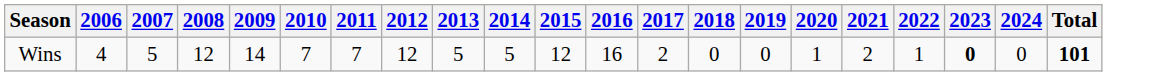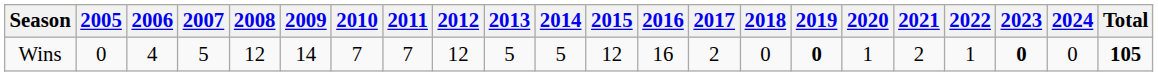+ column: (101, 20)
(765, 53) normal -> (817, 53) bold
(1074, 53) 101 -> (1126, 53) 105
